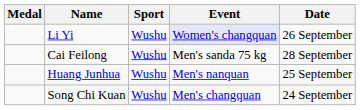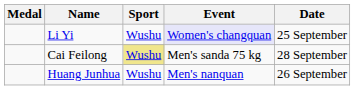(317, 34) 26 September -> (312, 34) 25 September
(149, 54) no background -> (144, 54) khaki background
(317, 74) 25 September -> (312, 74) 26 September
- row: (87, 94)
